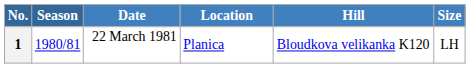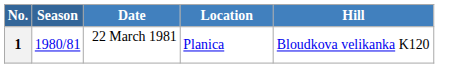- column: (449, 15)
